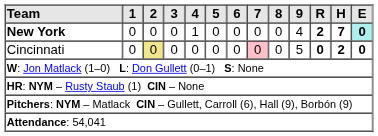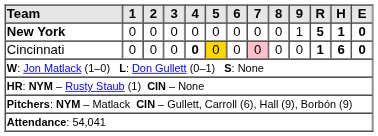(195, 31) 1 -> (195, 31) 0
(299, 31) 4 -> (299, 31) 1
(320, 31) 2 -> (320, 31) 5
(341, 31) 7 -> (341, 31) 1
(362, 31) paleturquoise background -> (362, 31) no background
(153, 50) khaki background -> (153, 50) no background
(195, 50) normal -> (195, 50) bold
(216, 50) no background -> (216, 50) gold background
(299, 50) 5 -> (299, 50) 0
(320, 50) 0 -> (320, 50) 1
(341, 50) 2 -> (341, 50) 6
